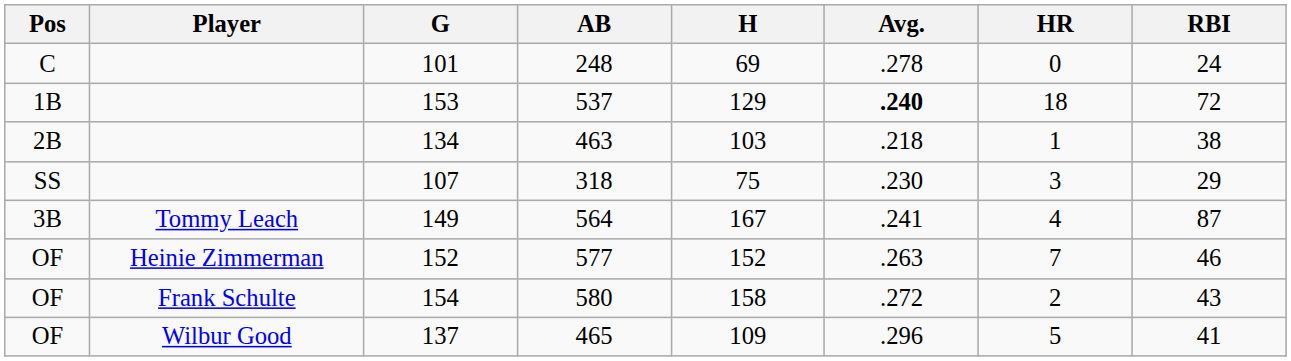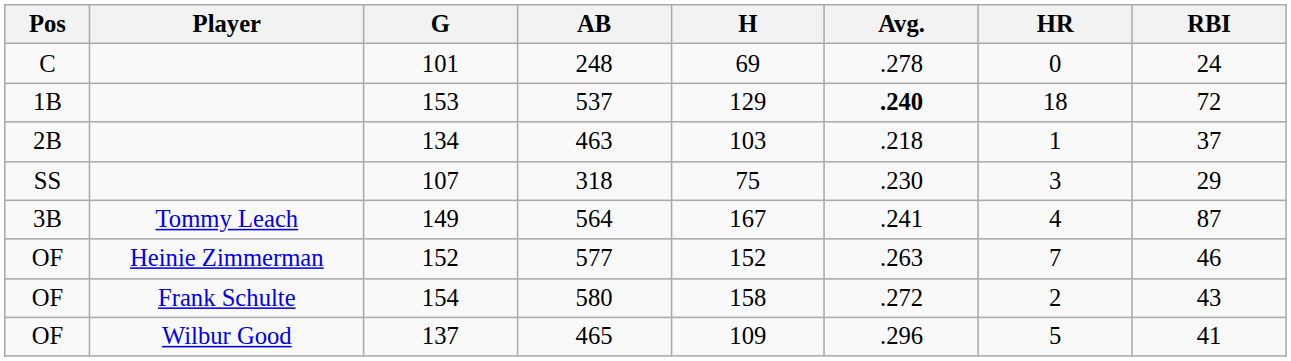(1209, 141) 38 -> (1209, 141) 37
